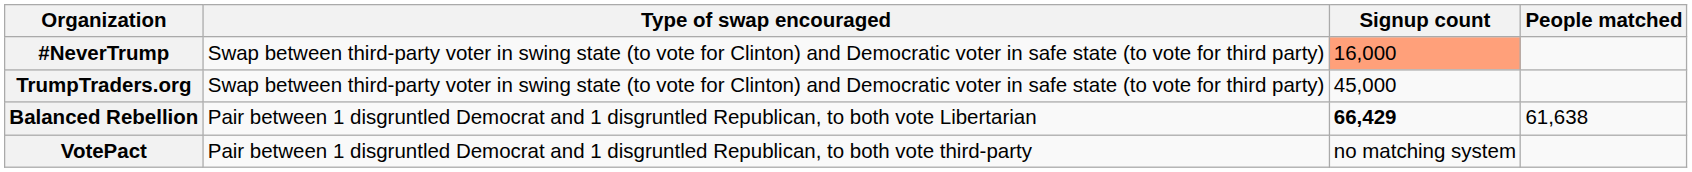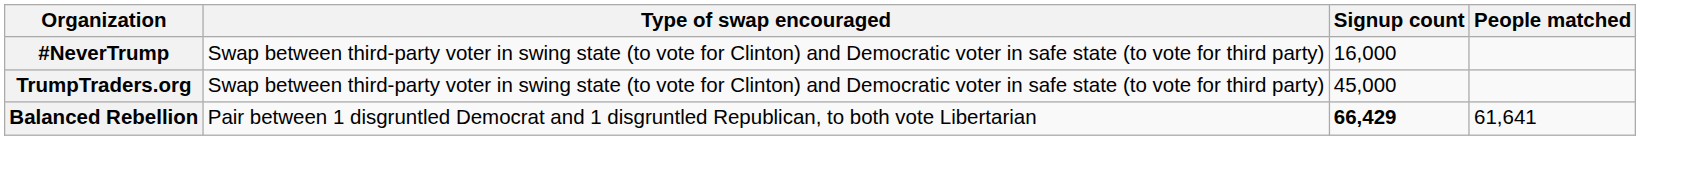(1365, 53) lightsalmon background -> (1365, 53) no background
(1557, 118) 61,638 -> (1505, 118) 61,641
- row: (104, 150)
